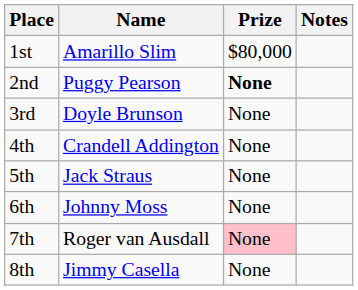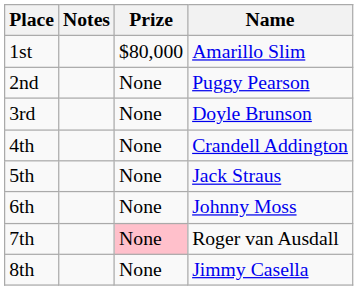columns swapped: (141, 20) <-> (324, 20)
(250, 82) bold -> (140, 82) normal
